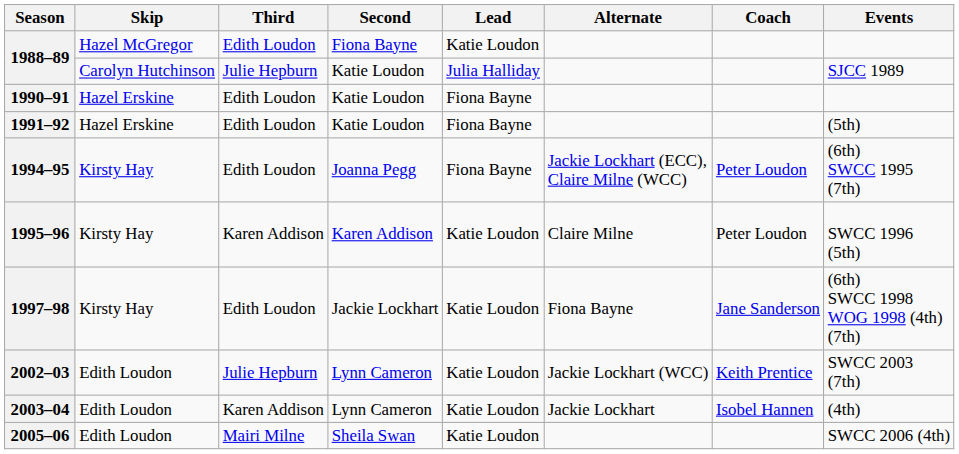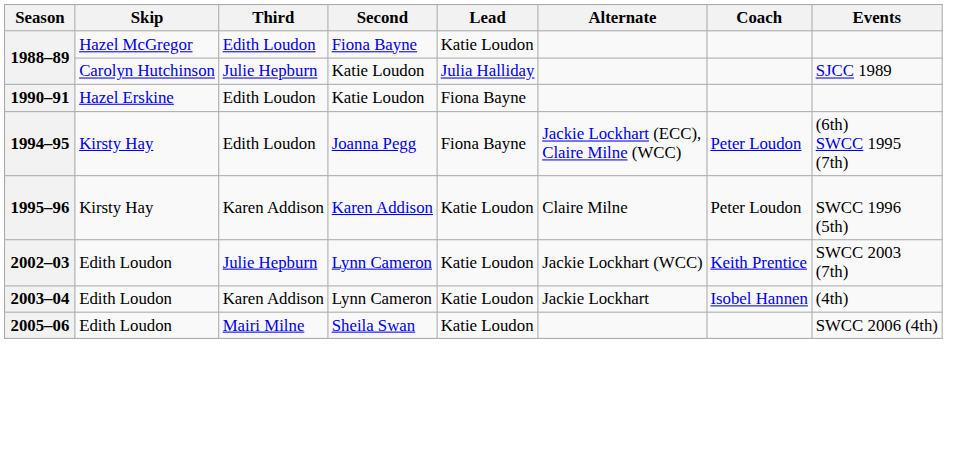- row: (40, 124)
- row: (40, 308)
